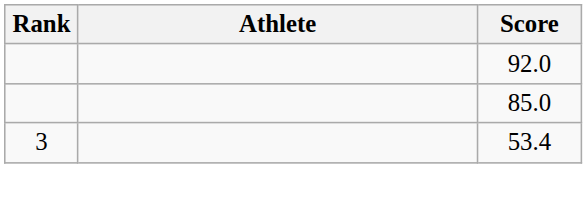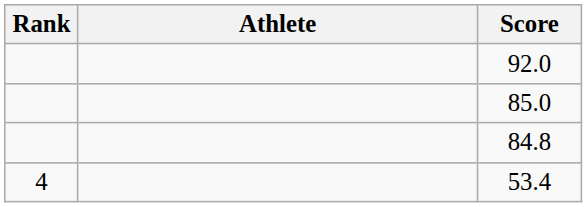+ row: (529, 142)
(41, 142) 3 -> (41, 181) 4
